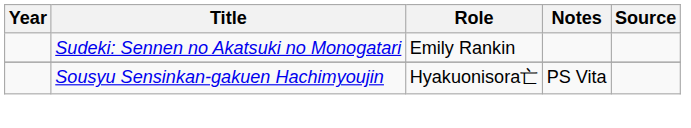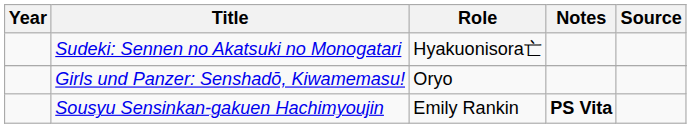(462, 47) Emily Rankin -> (478, 48) Hyakuonisora亡
+ row: (230, 79)
(474, 77) Hyakuonisora亡 -> (466, 108) Emily Rankin
(577, 77) normal -> (581, 108) bold
